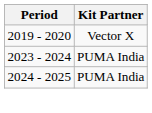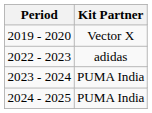+ row: (39, 56)
